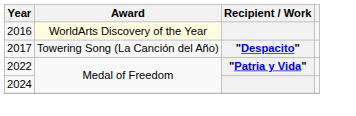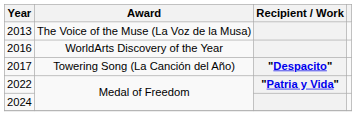+ row: (19, 31)
(128, 31) lightyellow background -> (144, 48) no background
